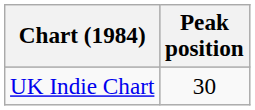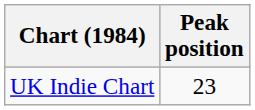(204, 85) 30 -> (204, 85) 23
